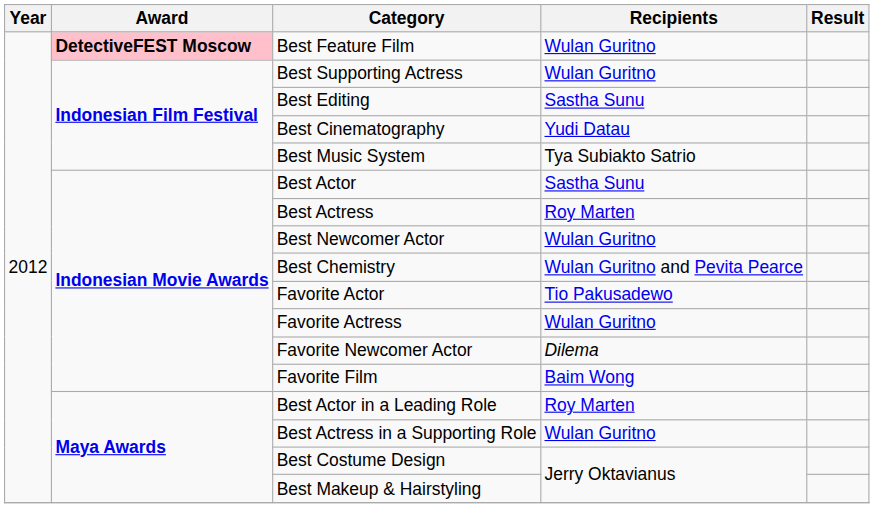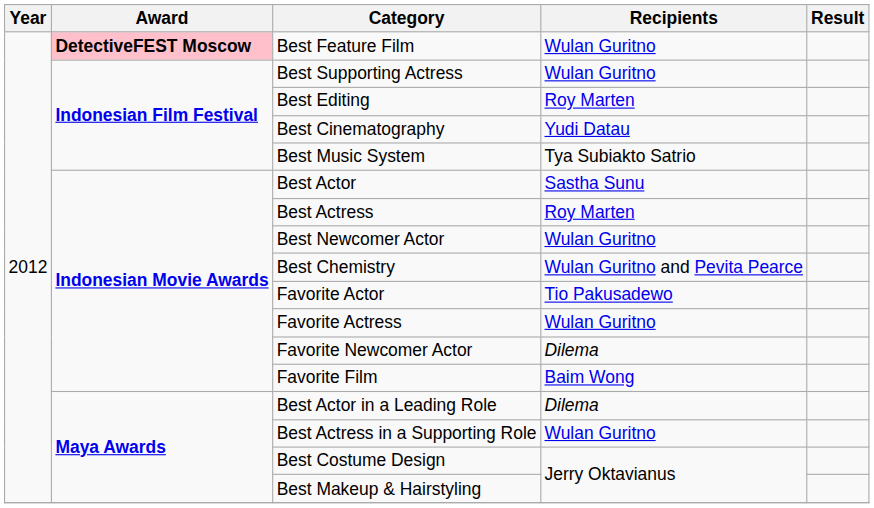(594, 101) Sastha Sunu -> (590, 101) Roy Marten
(590, 405) Roy Marten -> (572, 405) Dilema
